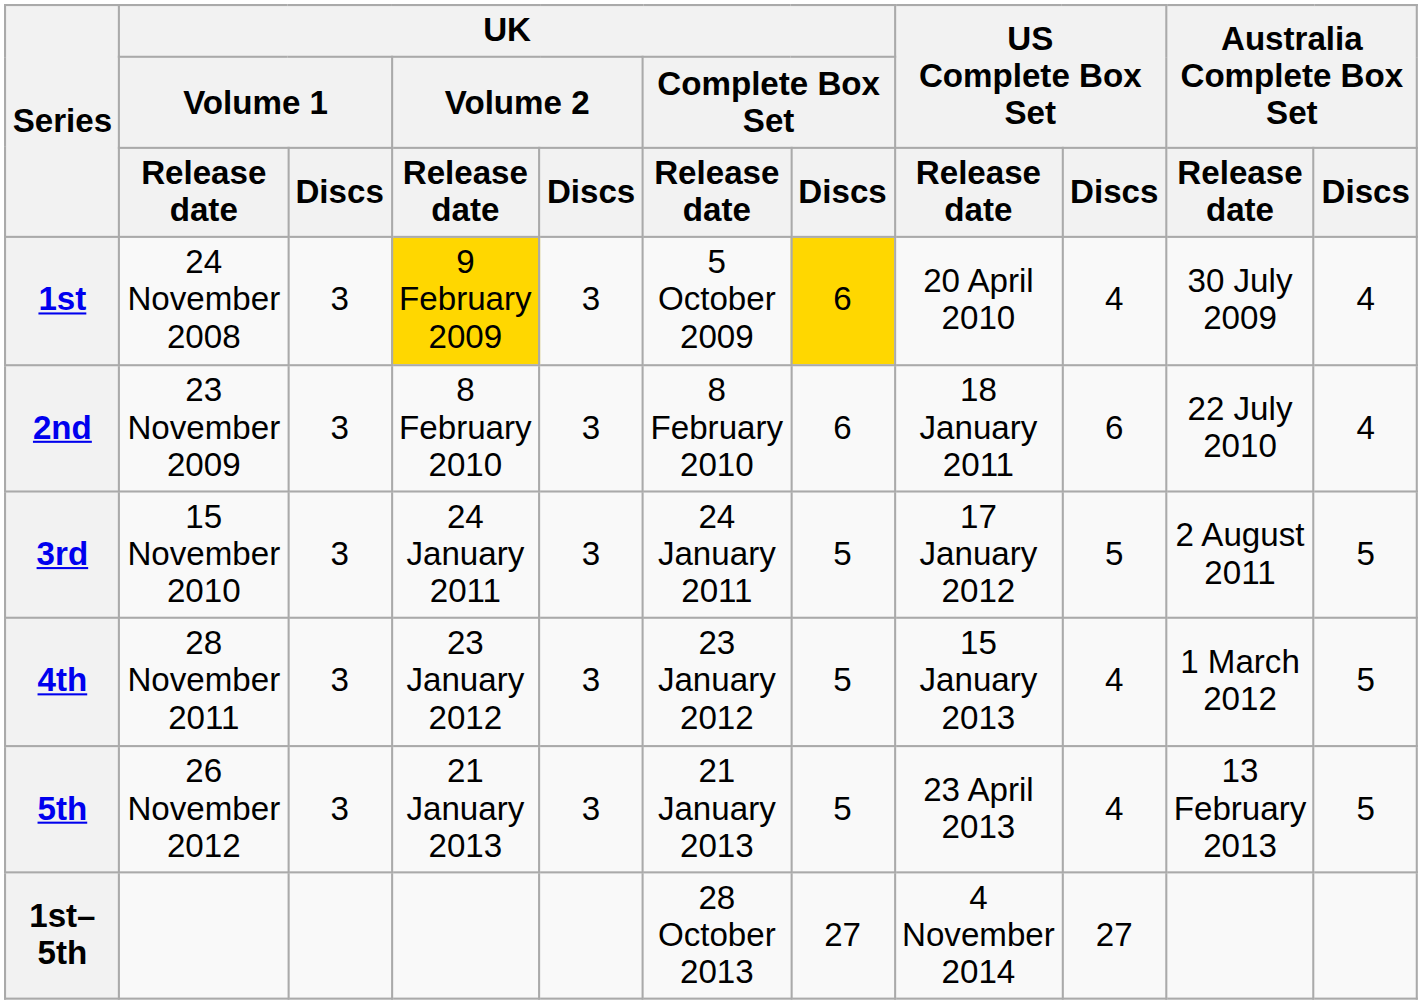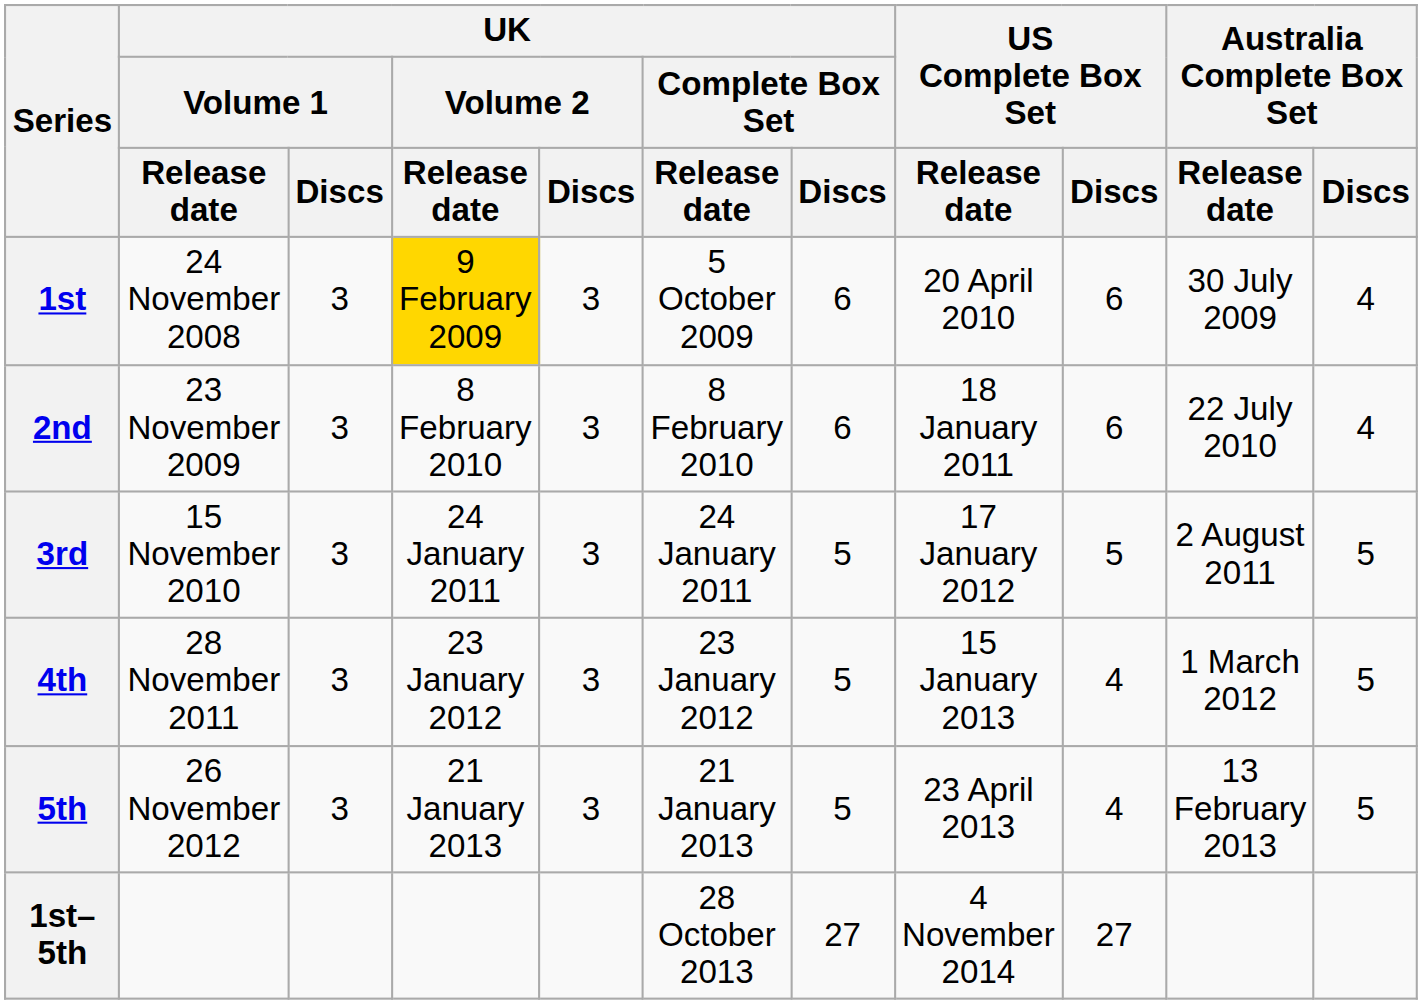(843, 300) gold background -> (843, 300) no background
(1114, 300) 4 -> (1114, 300) 6
